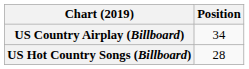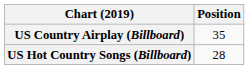(219, 34) 34 -> (219, 34) 35
